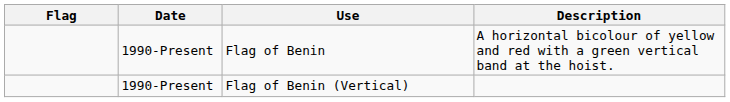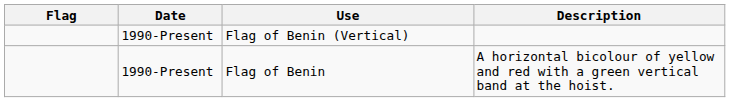rows swapped: (275, 50) <-> (317, 86)
